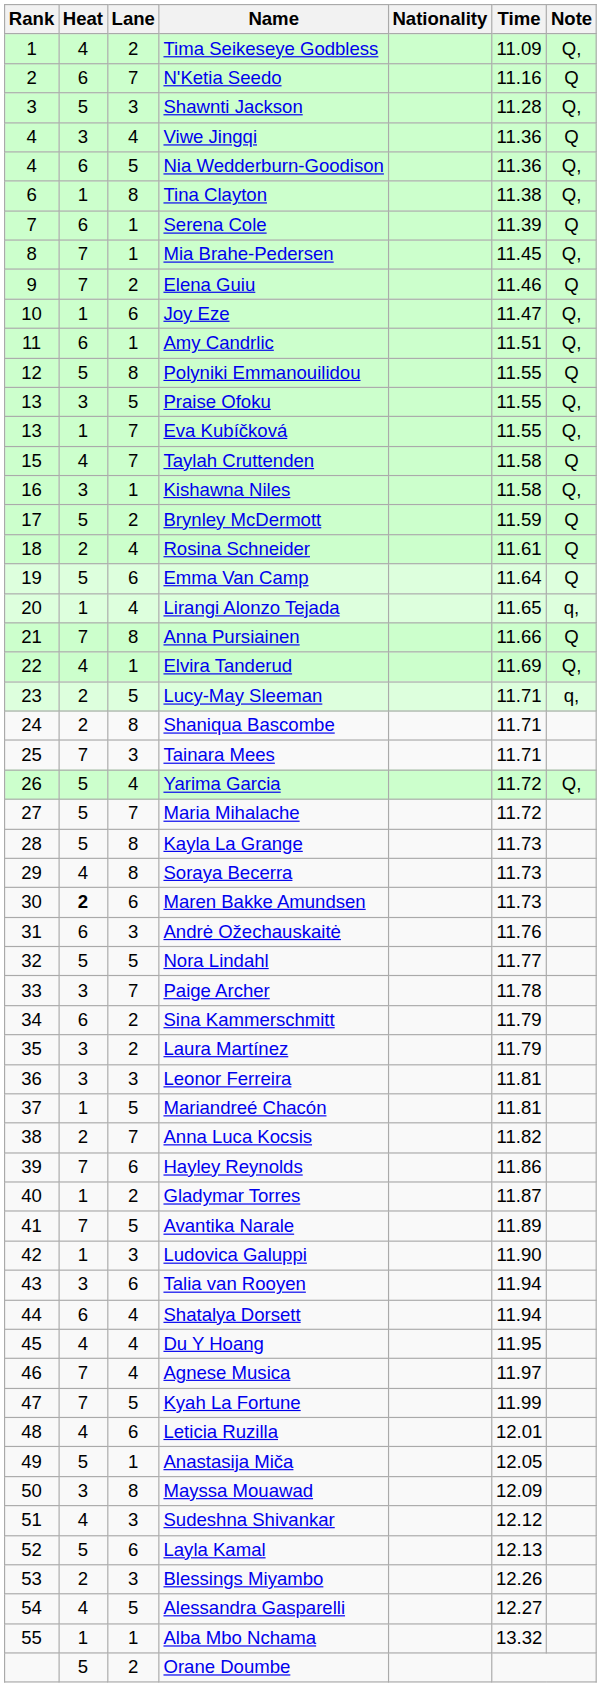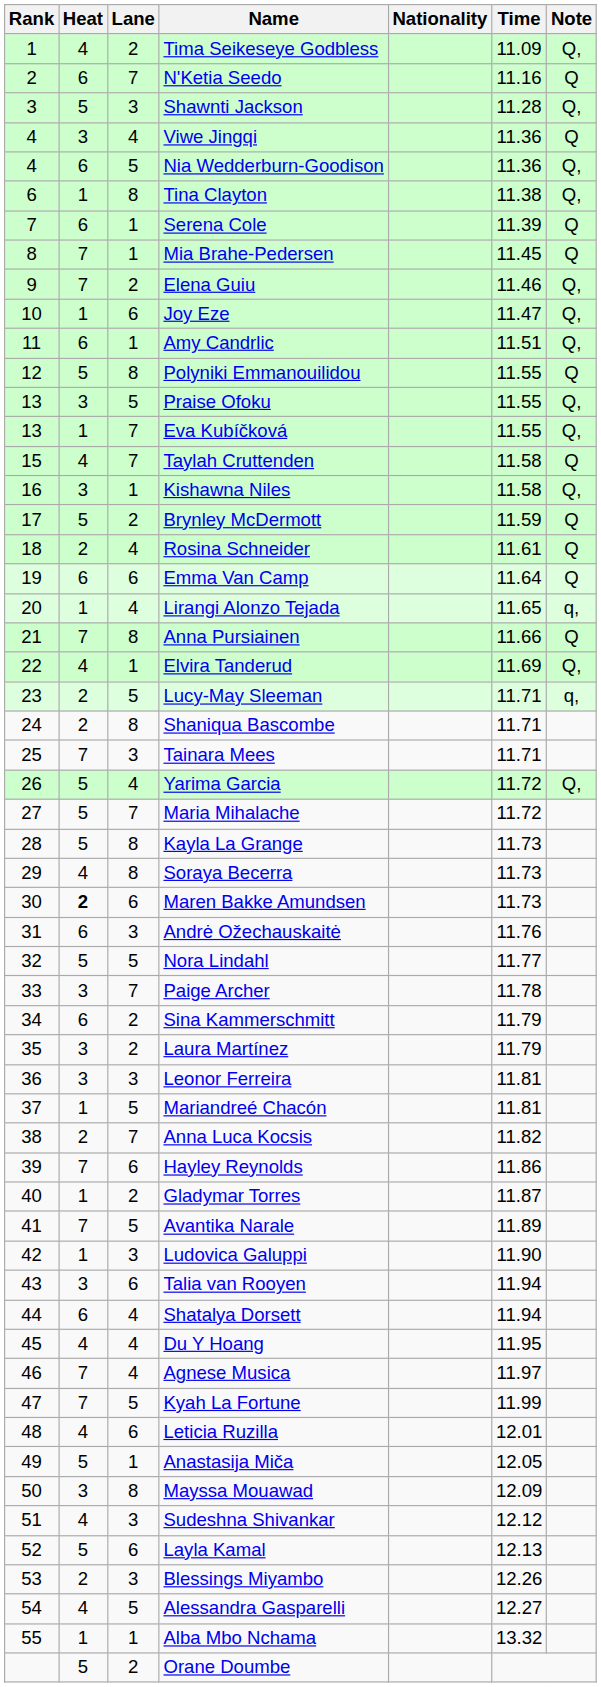(572, 254) Q, -> (572, 254) Q
(572, 284) Q -> (572, 284) Q,
(83, 578) 5 -> (83, 578) 6
